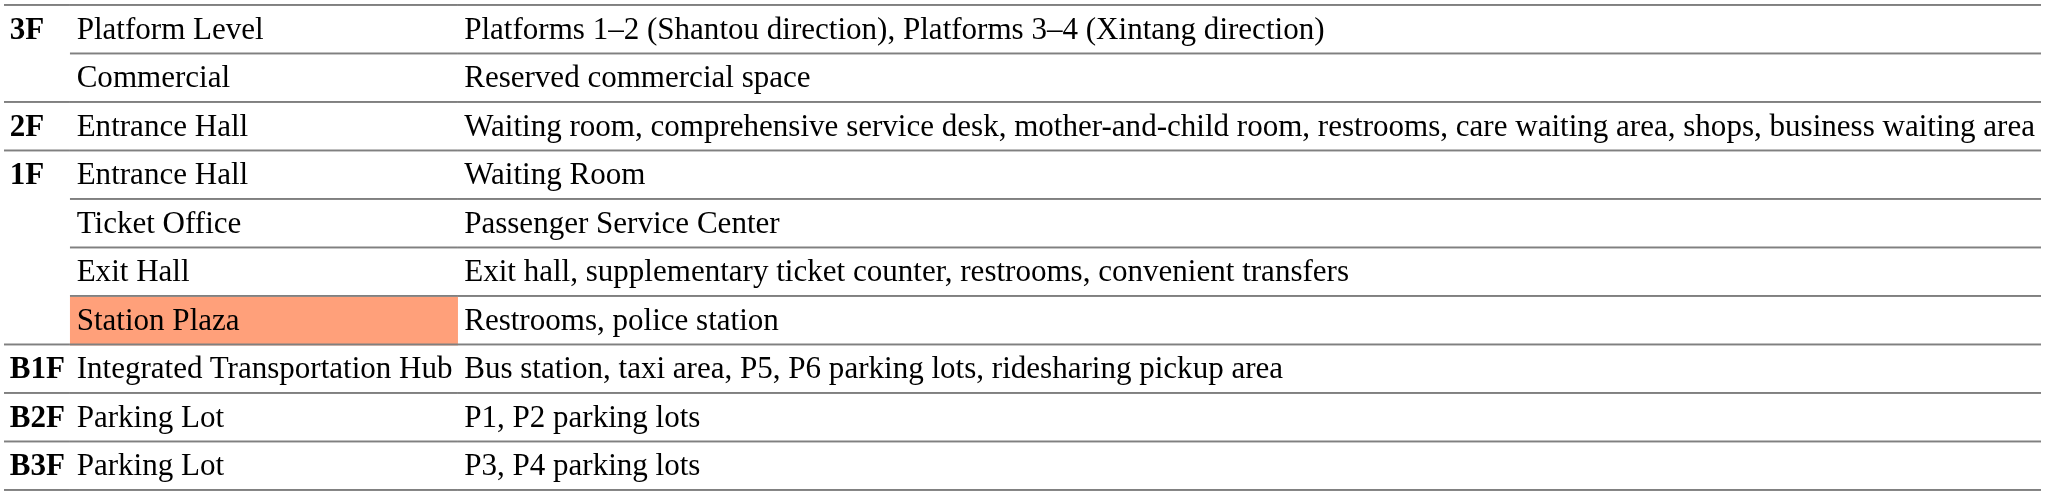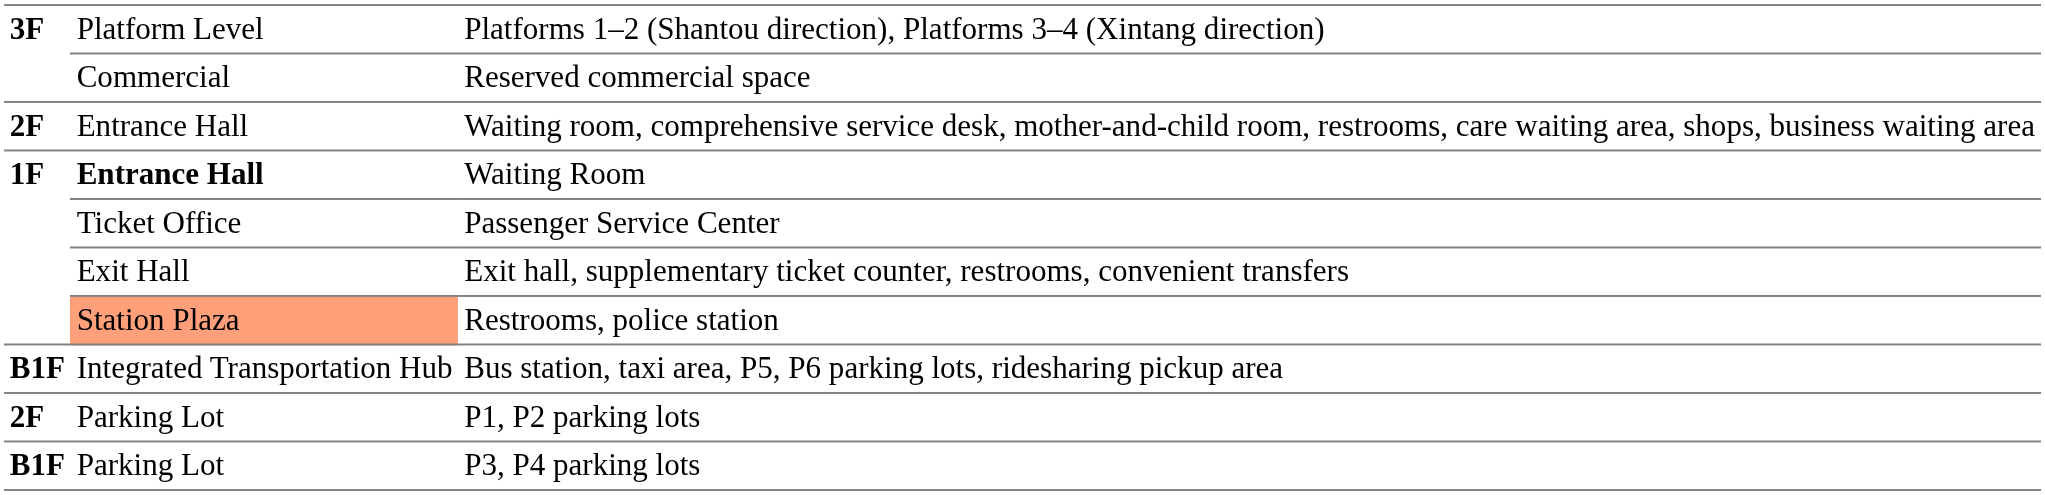(162, 174) normal -> (170, 174) bold
(37, 416) B2F -> (27, 416) 2F
(37, 465) B3F -> (37, 465) B1F
